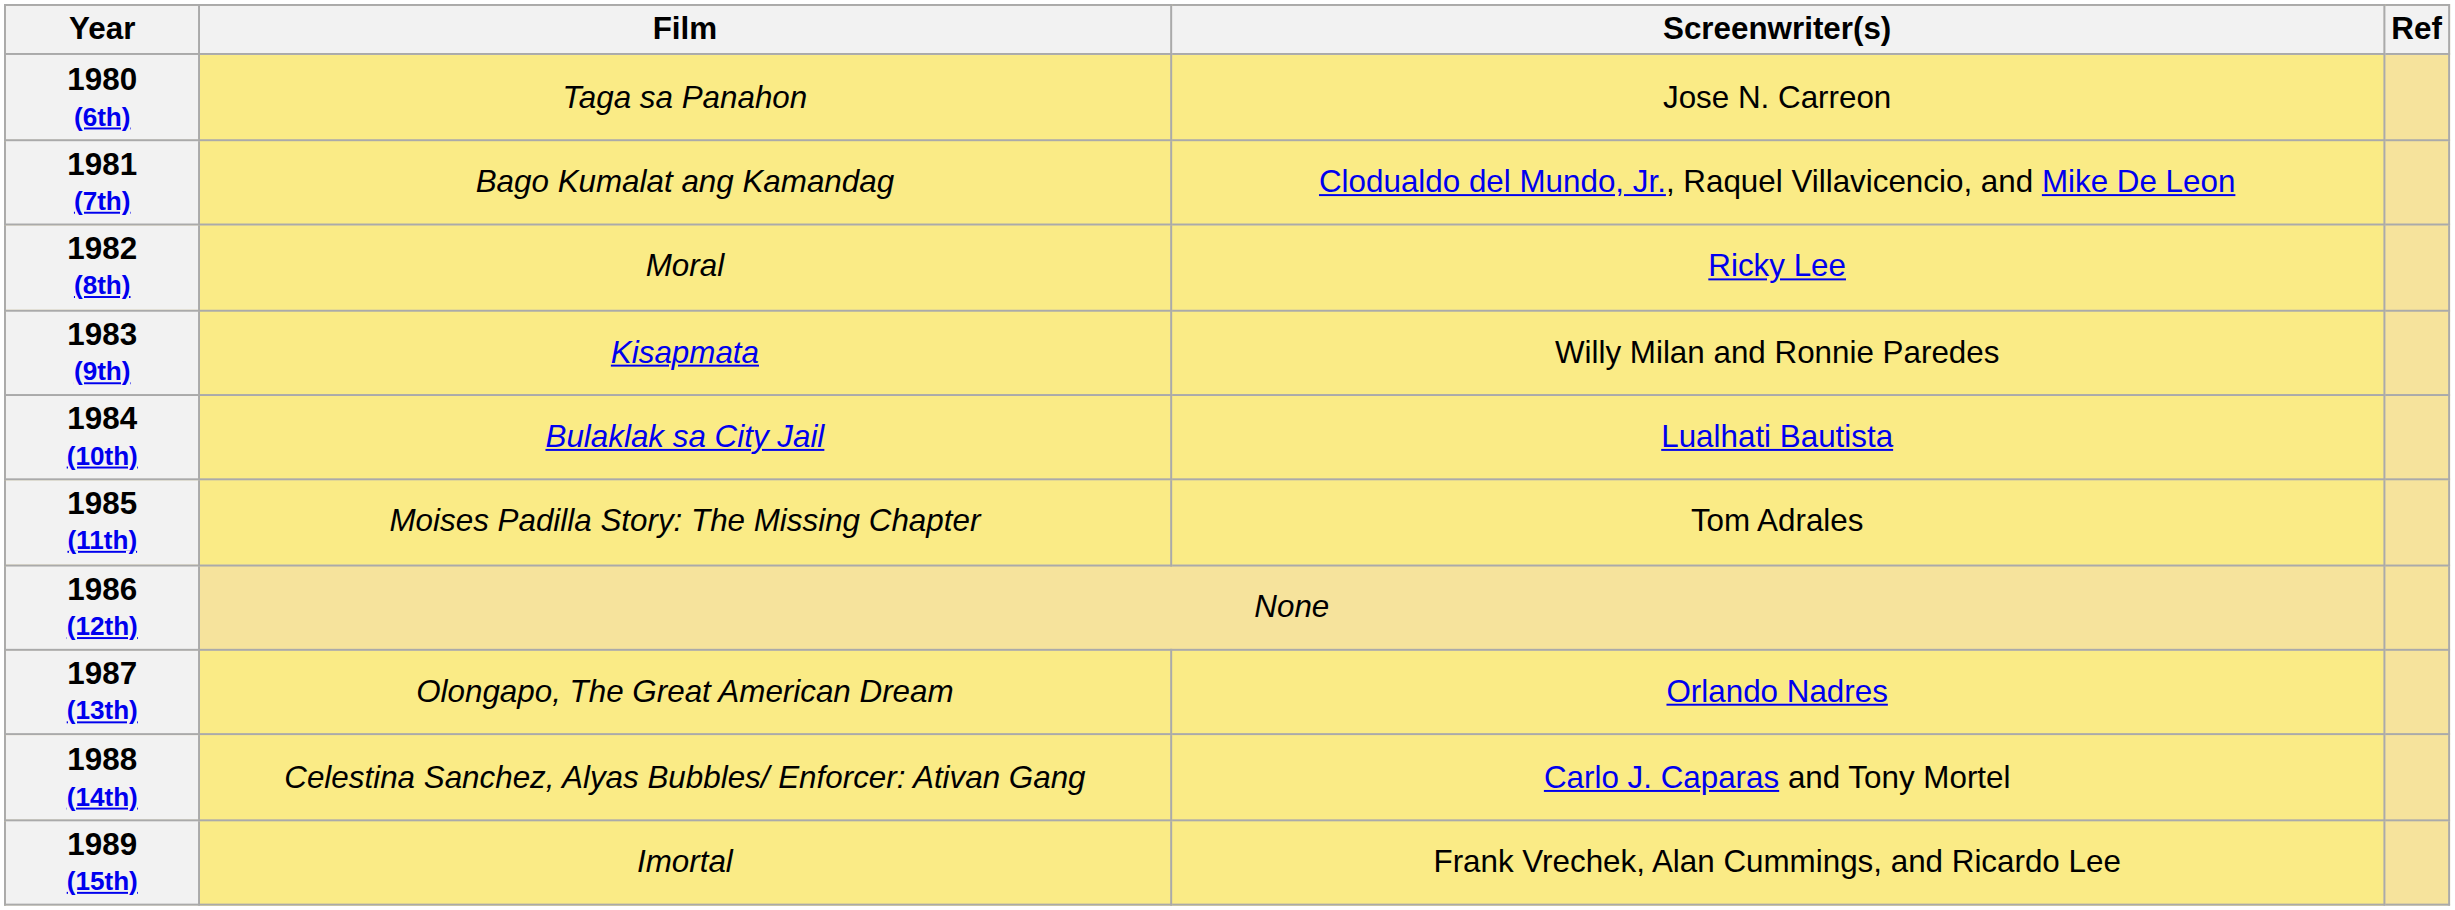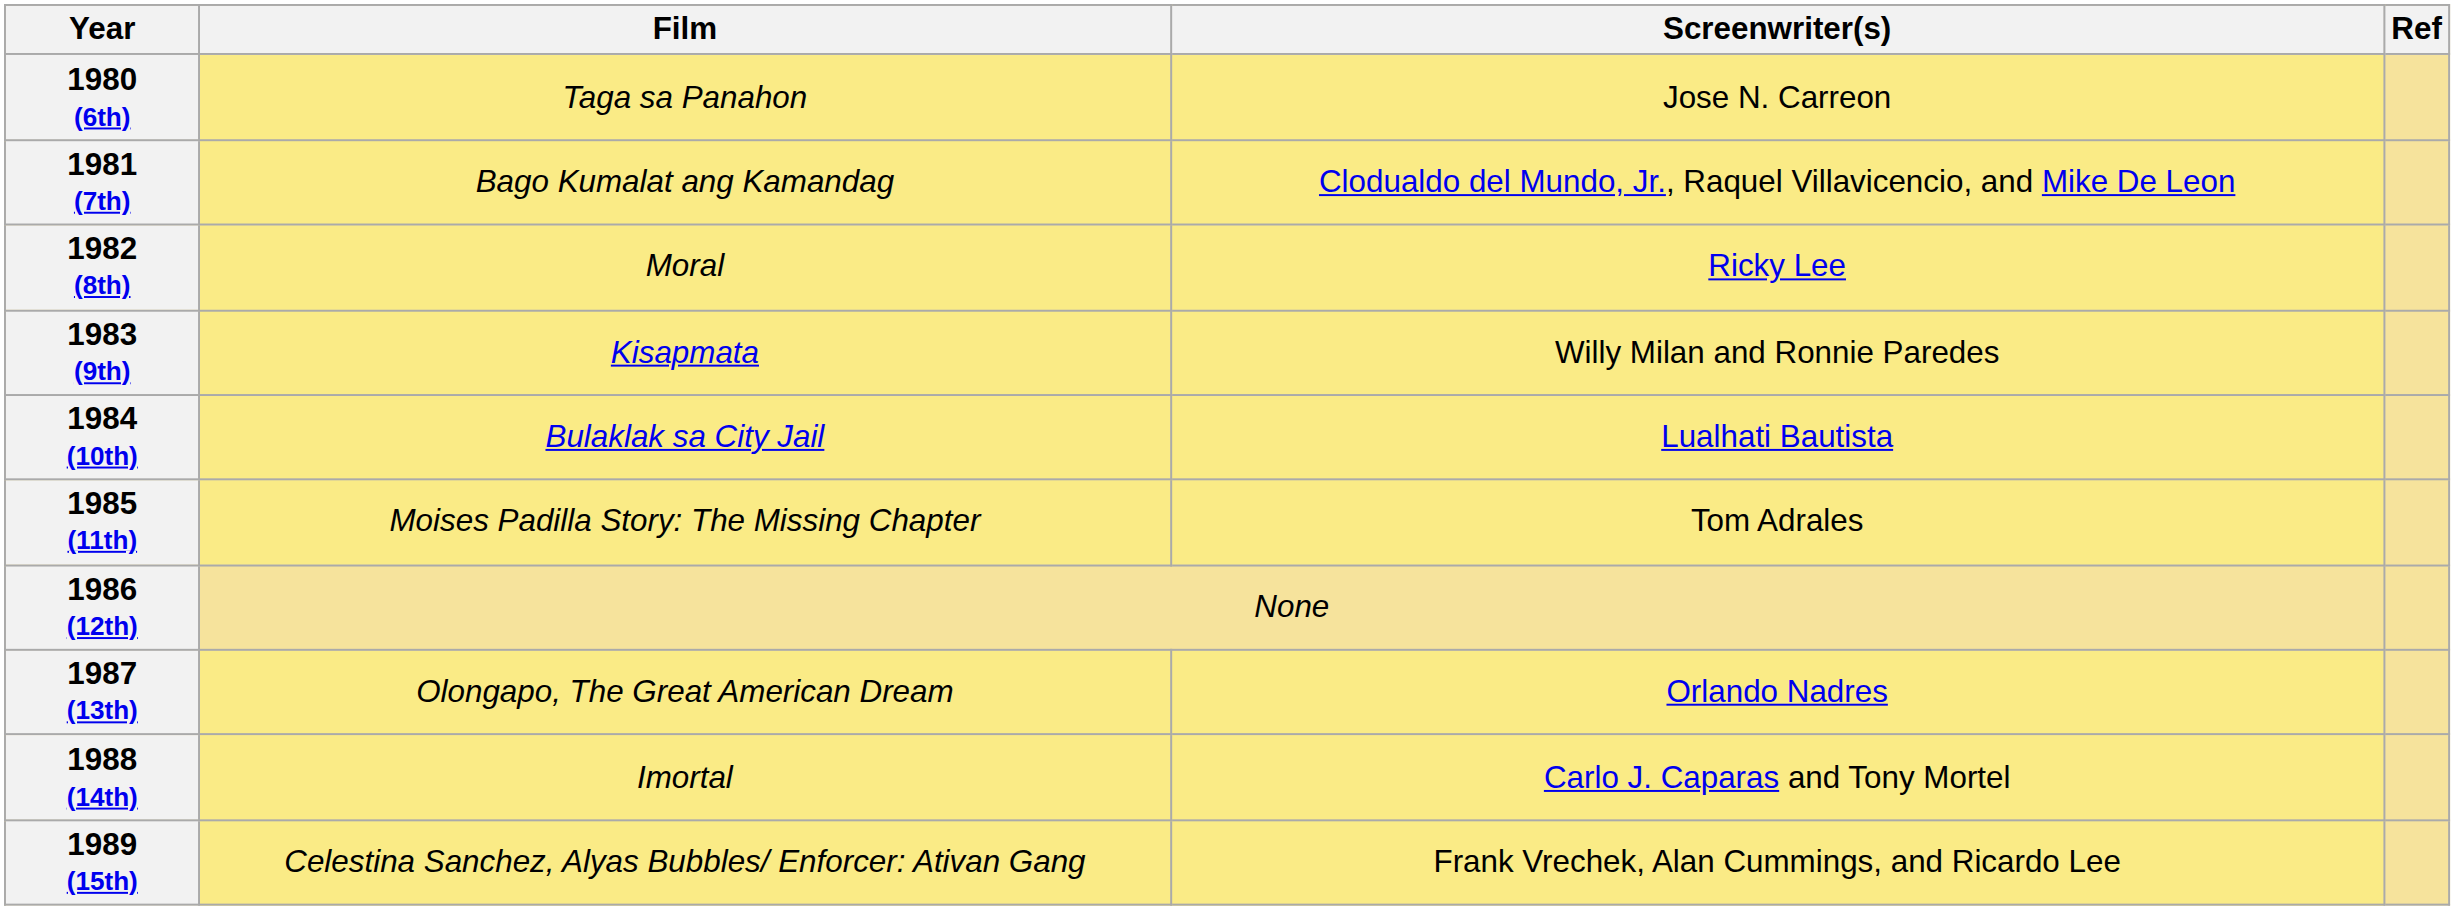(685, 776) Celestina Sanchez, Alyas Bubbles/ Enforcer: Ativan Gang -> (685, 776) Imortal
(685, 861) Imortal -> (685, 861) Celestina Sanchez, Alyas Bubbles/ Enforcer: Ativan Gang
